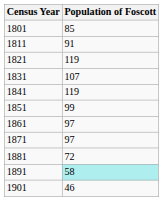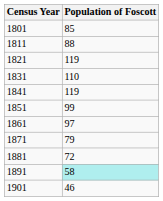(69, 44) 91 -> (69, 44) 88
(72, 76) 107 -> (72, 76) 110
(69, 140) 97 -> (69, 140) 79
